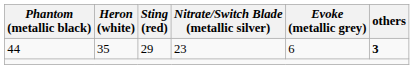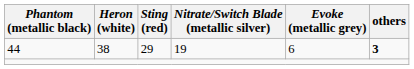(103, 48) 35 -> (103, 48) 38
(180, 48) 23 -> (180, 48) 19
